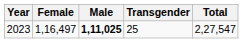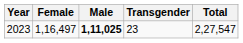(132, 29) 25 -> (132, 29) 23
